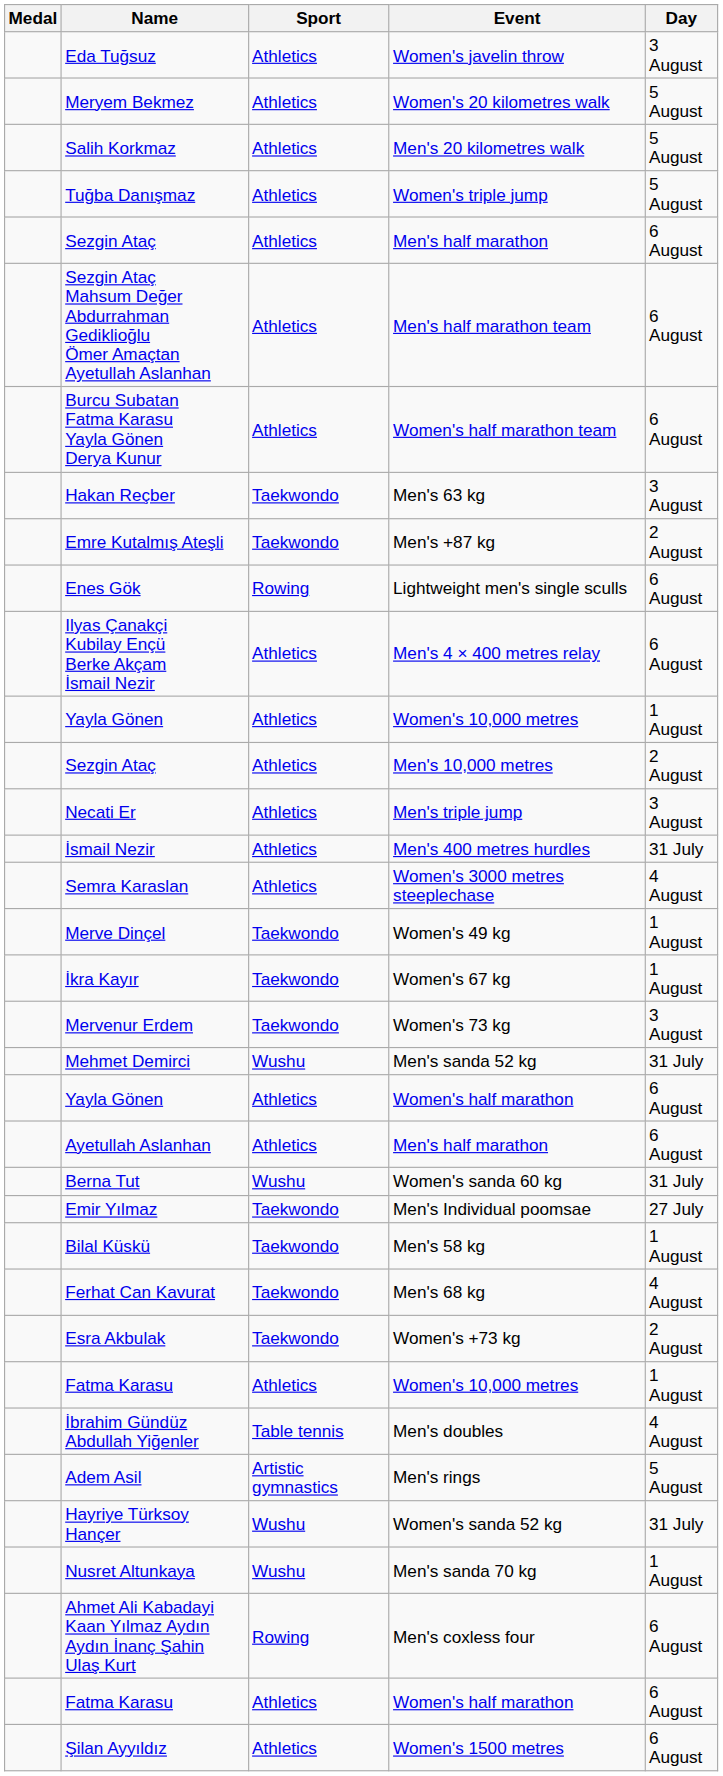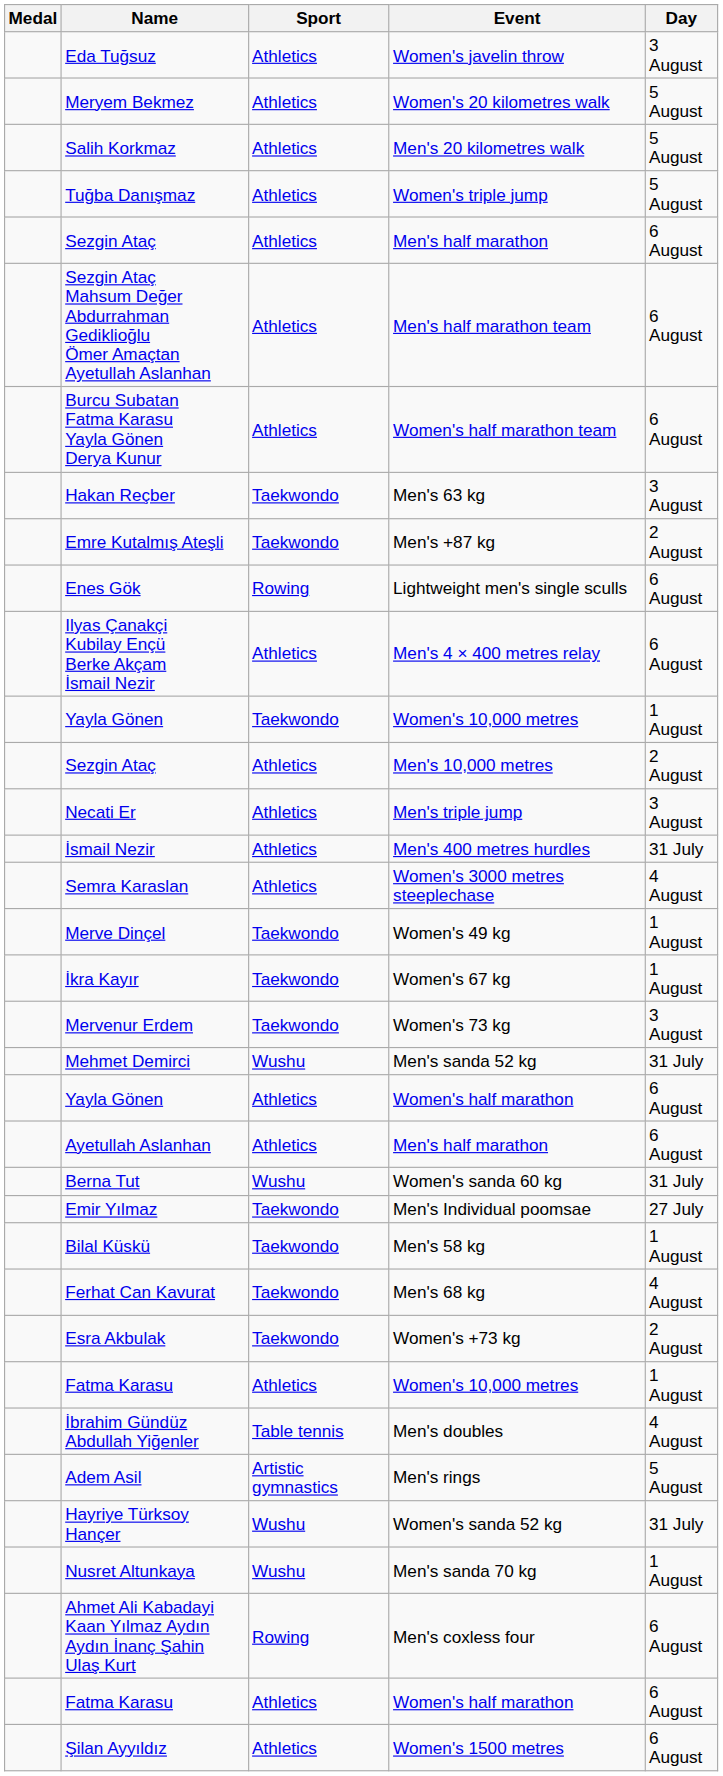(285, 719) Athletics -> (296, 719) Taekwondo
